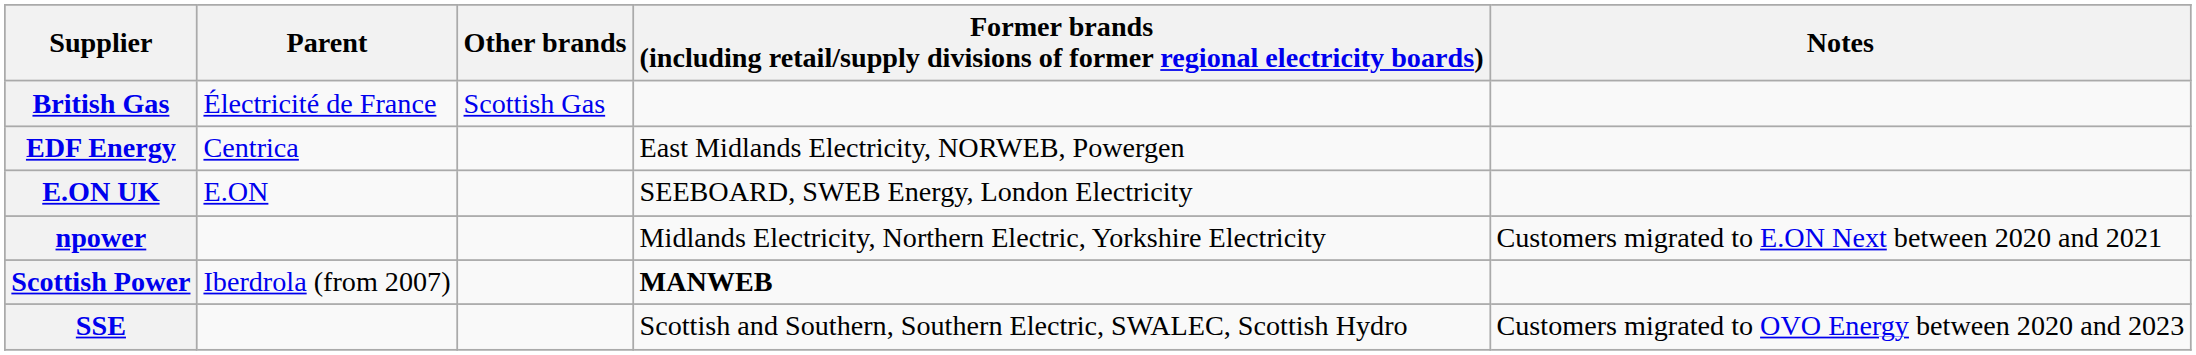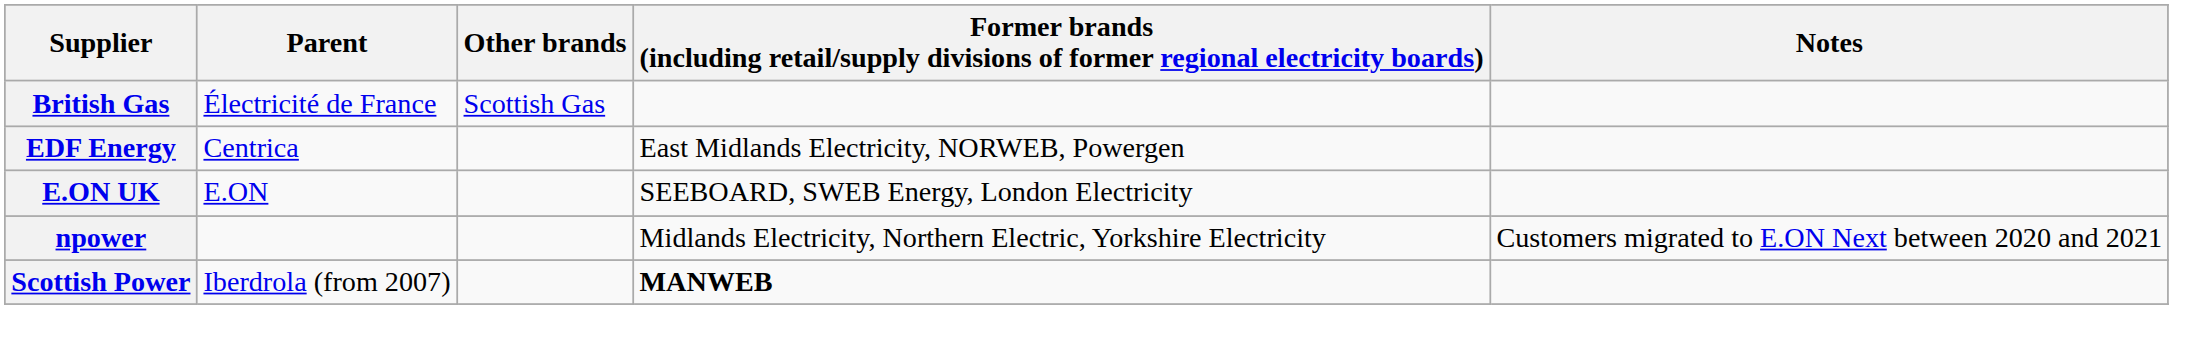- row: (101, 326)
